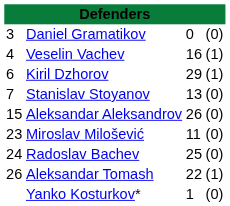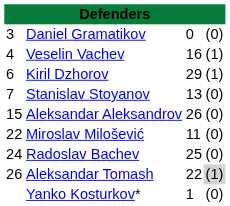(14, 134) 23 -> (14, 134) 22
(215, 174) no background -> (215, 174) lightgrey background
